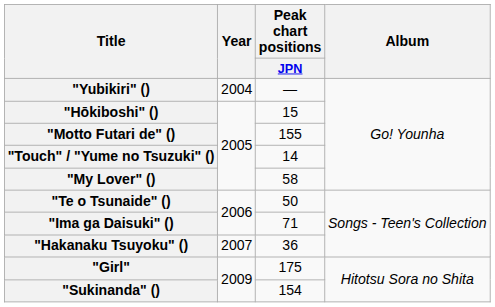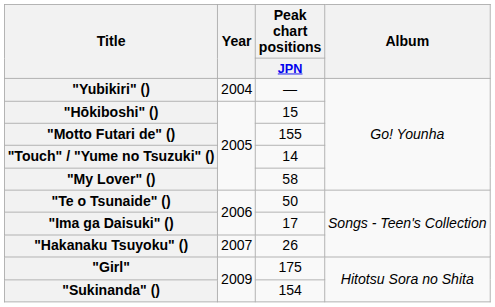(290, 223) 71 -> (290, 223) 17
(290, 246) 36 -> (290, 246) 26
